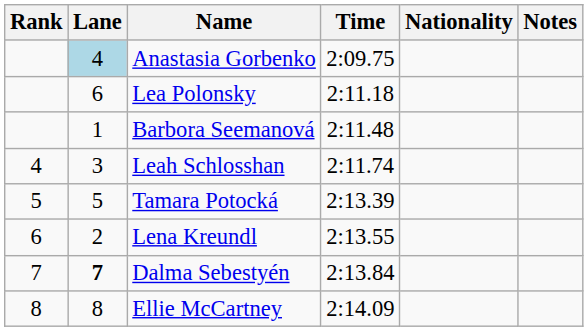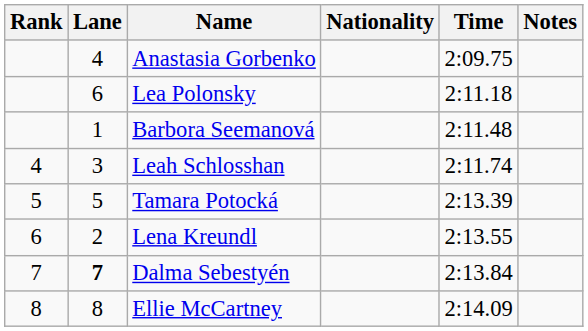columns swapped: (459, 22) <-> (360, 22)
(97, 58) lightblue background -> (97, 58) no background
